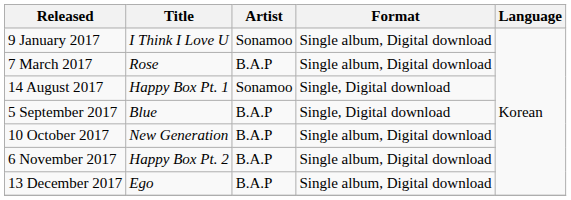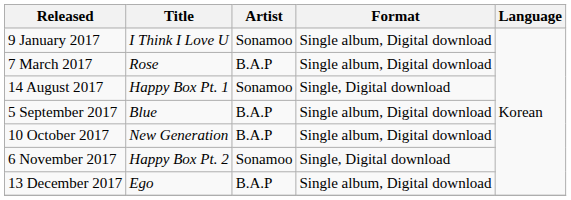(375, 111) Single, Digital download -> (395, 111) Single album, Digital download
(254, 159) B.A.P -> (264, 159) Sonamoo
(395, 159) Single album, Digital download -> (375, 159) Single, Digital download
